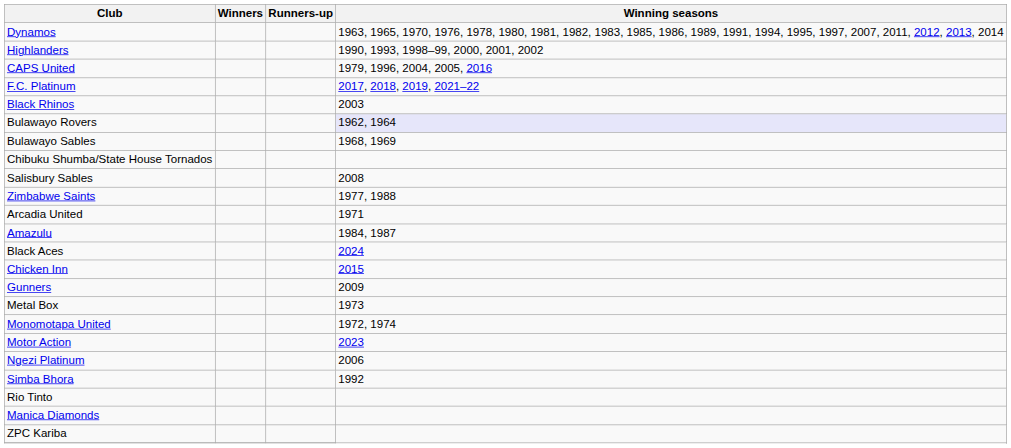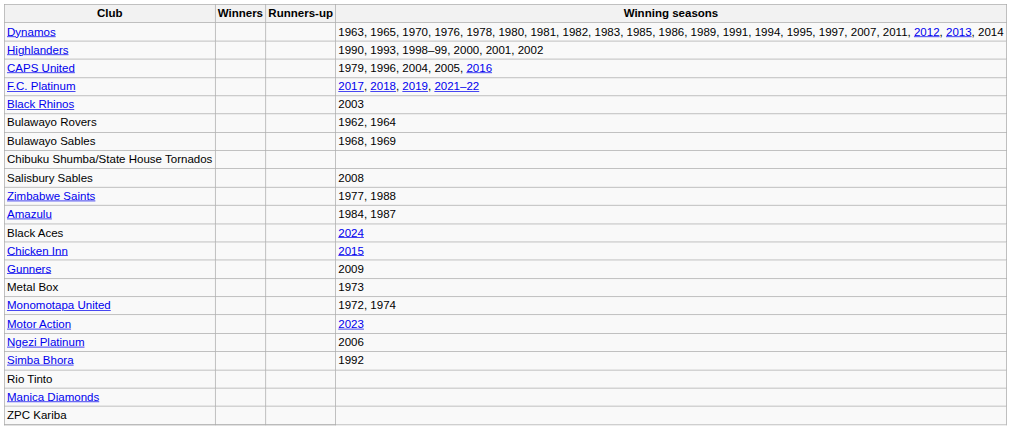(367, 123) lavender background -> (367, 123) no background
- row: (45, 214)
